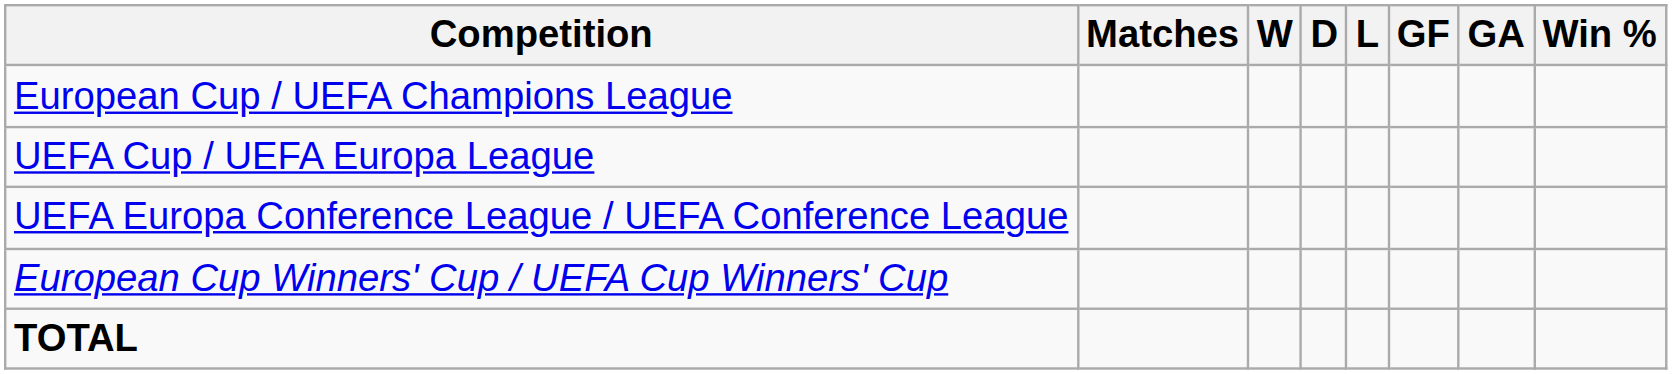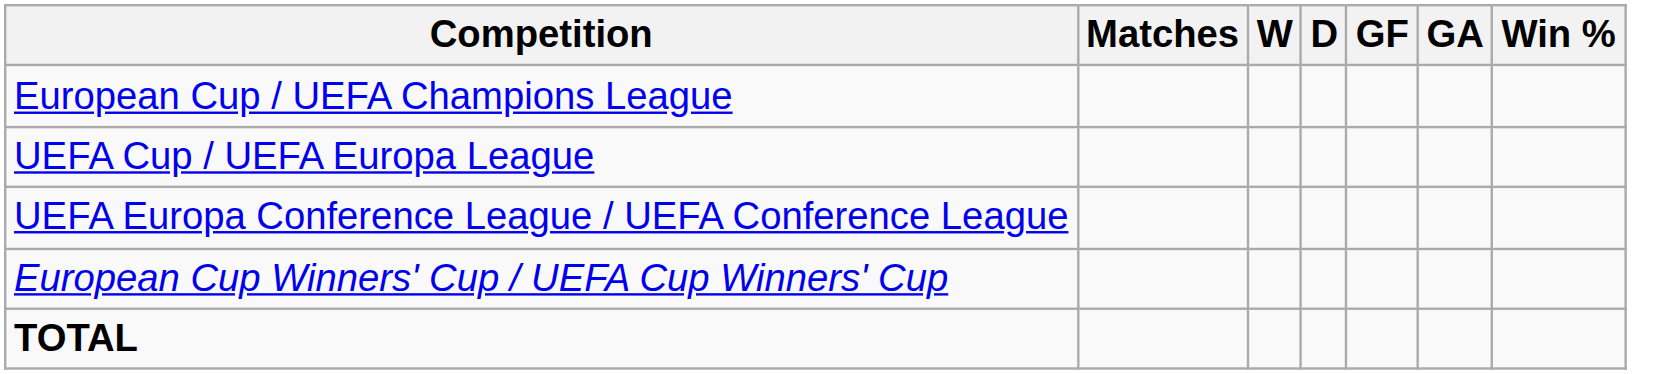- column: (1367, 34)
